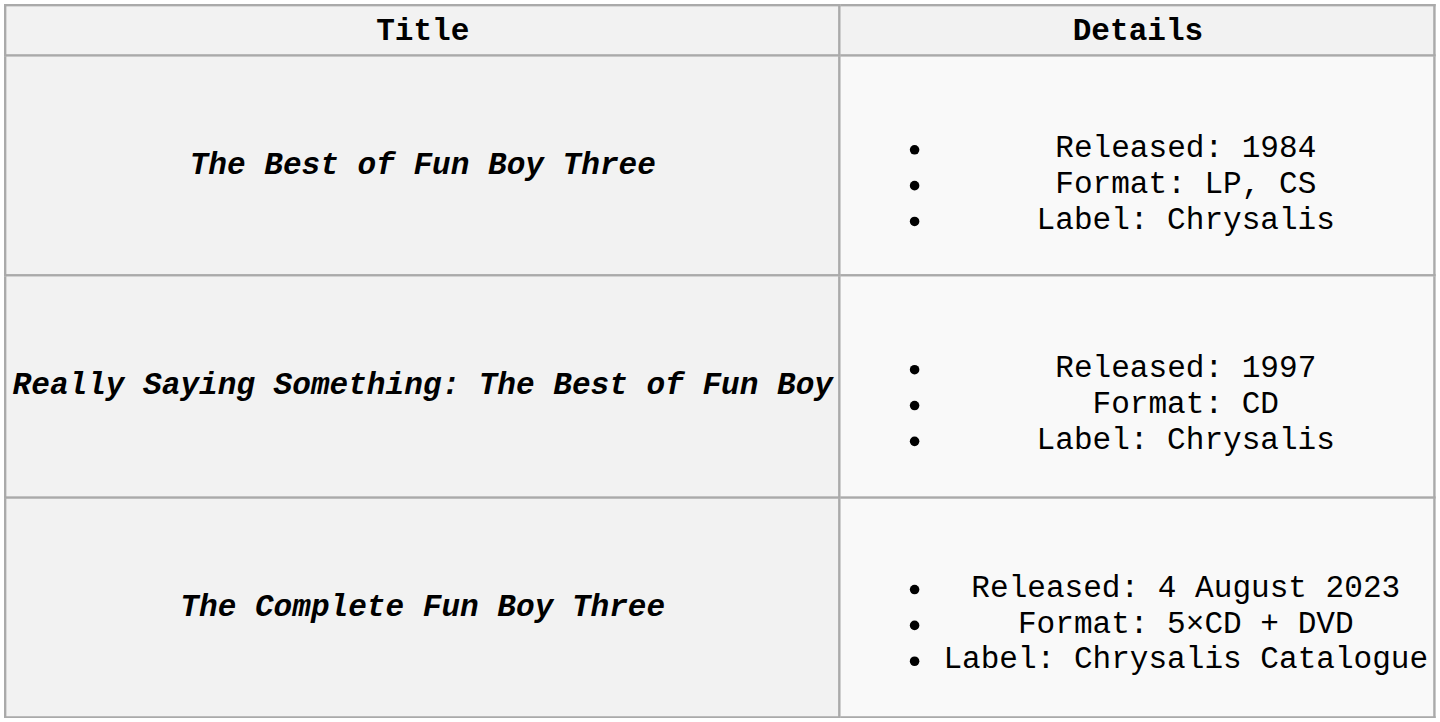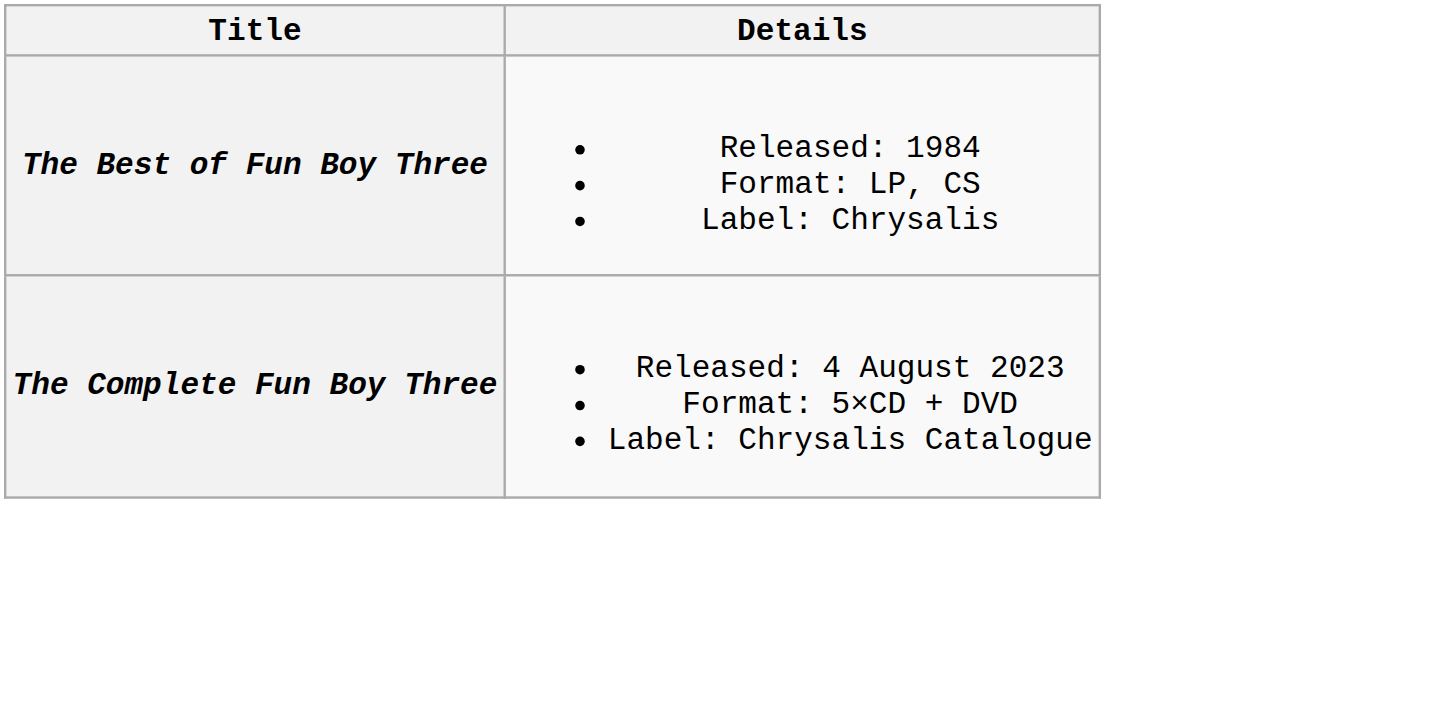- row: (423, 386)
